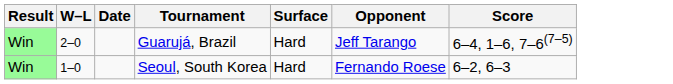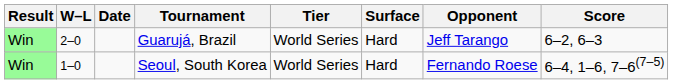+ column: (316, 16)
(513, 41) 6–4, 1–6, 7–6(7–5) -> (573, 39) 6–2, 6–3
(482, 67) 6–2, 6–3 -> (604, 65) 6–4, 1–6, 7–6(7–5)
